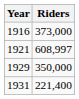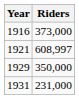(53, 85) 221,400 -> (53, 85) 231,000
